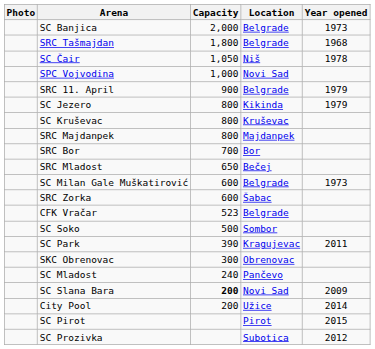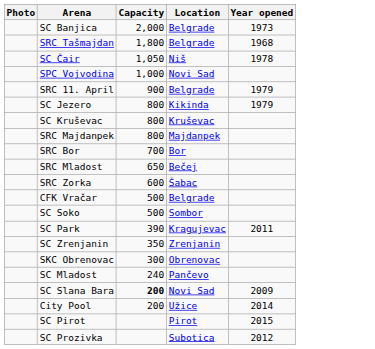- row: (114, 182)
(230, 213) 523 -> (156, 198) 500
+ row: (74, 244)
